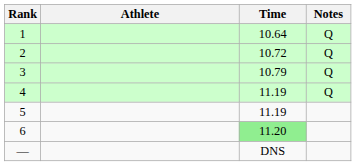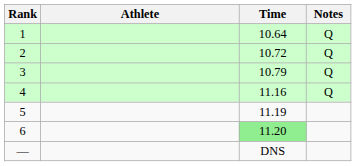(273, 92) 11.19 -> (273, 92) 11.16
